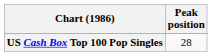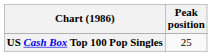(186, 42) 28 -> (186, 42) 25
